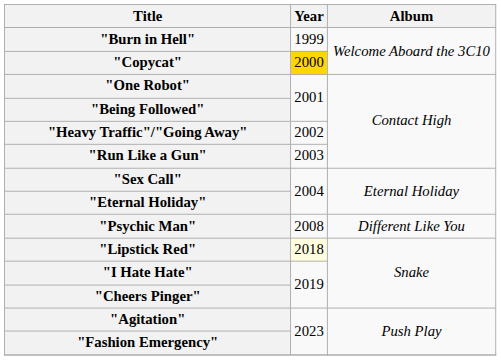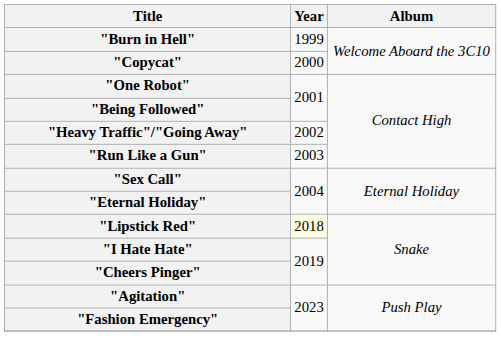(309, 62) gold background -> (309, 62) no background
- row: (148, 226)
